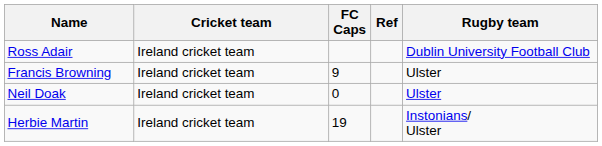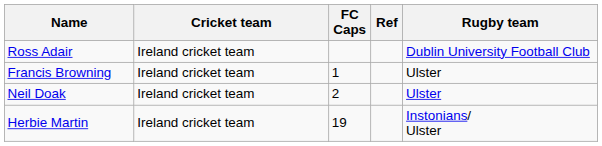(336, 72) 9 -> (336, 72) 1
(336, 94) 0 -> (336, 94) 2
